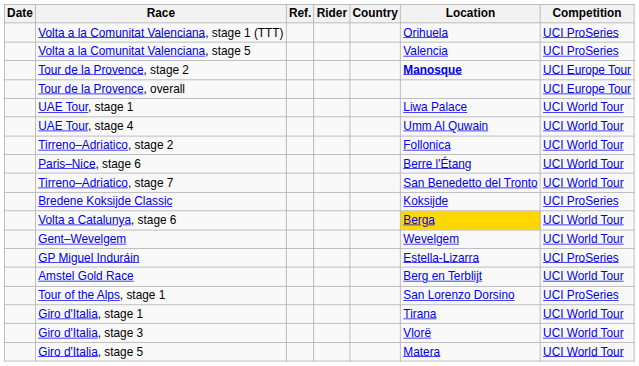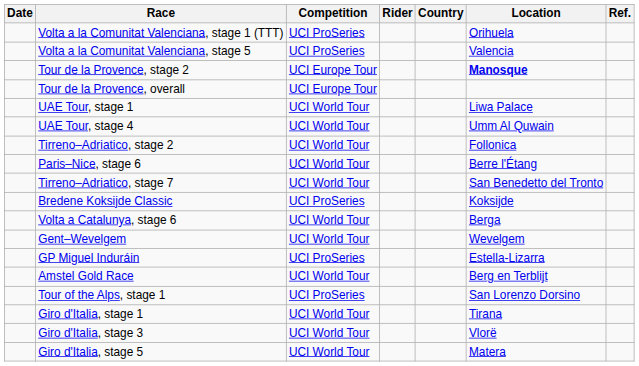columns swapped: (587, 13) <-> (300, 13)
(419, 220) gold background -> (485, 220) no background
